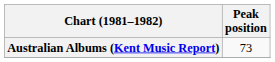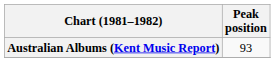(246, 47) 73 -> (246, 47) 93
